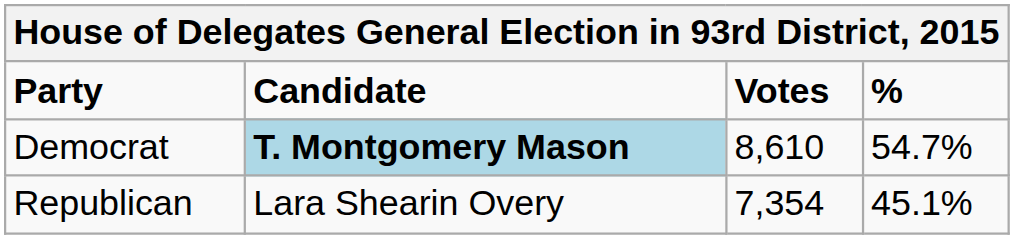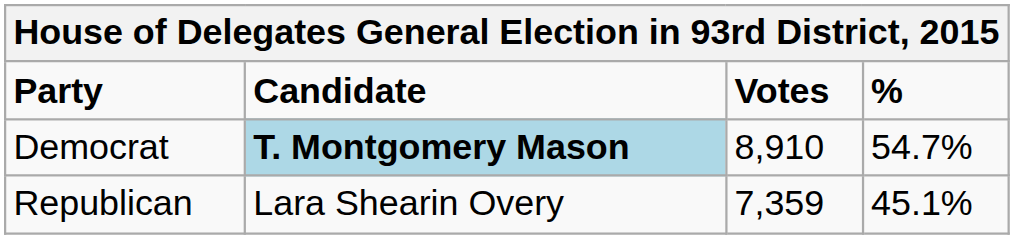(779, 146) 8,610 -> (779, 146) 8,910
(779, 203) 7,354 -> (779, 203) 7,359
